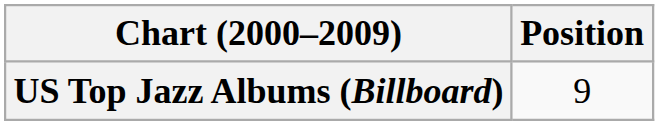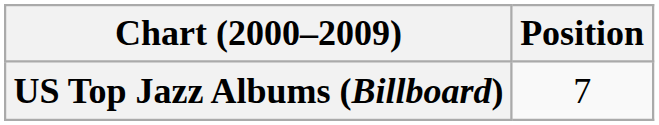(582, 90) 9 -> (582, 90) 7
